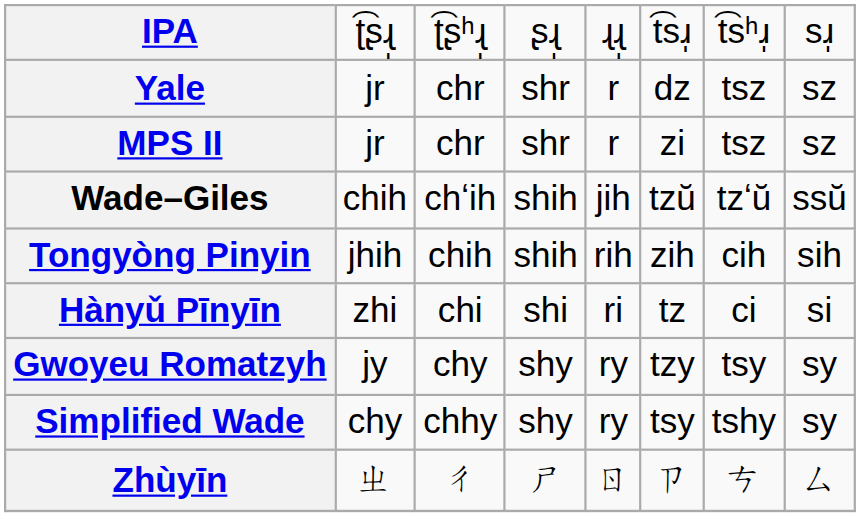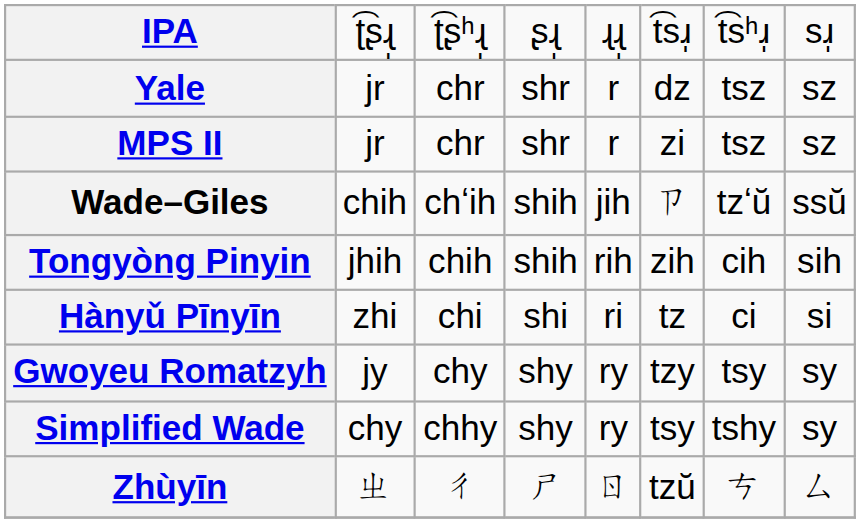(672, 198) tzŭ -> (672, 201) ㄗ
(672, 479) ㄗ -> (672, 486) tzŭ
